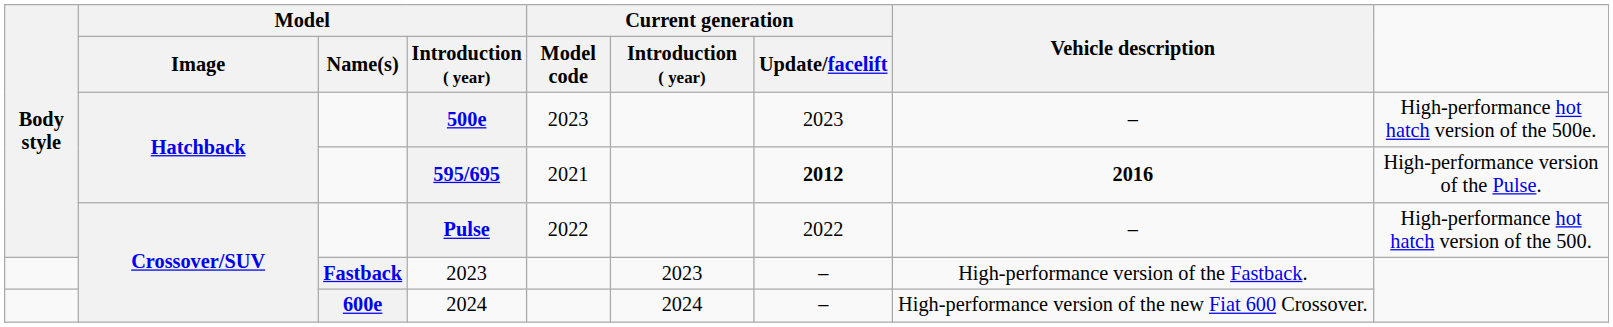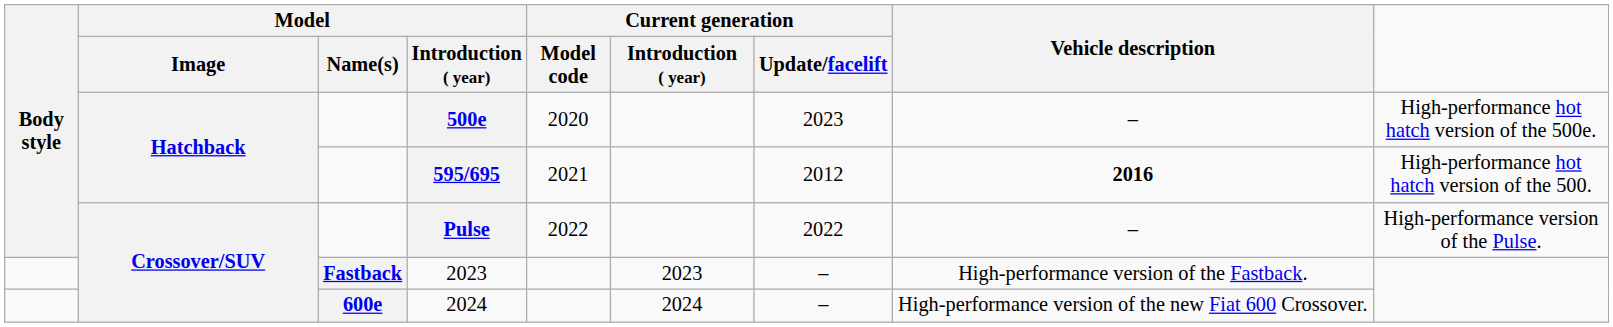(568, 119) 2023 -> (568, 119) 2020
(823, 174) bold -> (823, 174) normal
(1491, 174) High-performance version of the Pulse. -> (1491, 174) High-performance hot hatch version of the 500.
(1491, 229) High-performance hot hatch version of the 500. -> (1491, 229) High-performance version of the Pulse.
